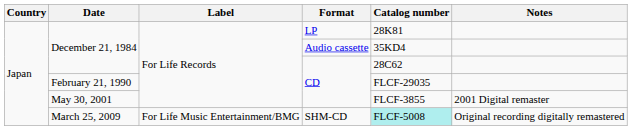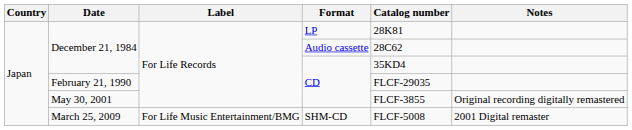(390, 47) 35KD4 -> (388, 47) 28C62
(388, 64) 28C62 -> (390, 64) 35KD4
(502, 99) 2001 Digital remaster -> (539, 99) Original recording digitally remastered
(399, 116) paleturquoise background -> (399, 116) no background
(539, 116) Original recording digitally remastered -> (502, 116) 2001 Digital remaster
